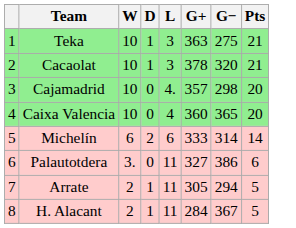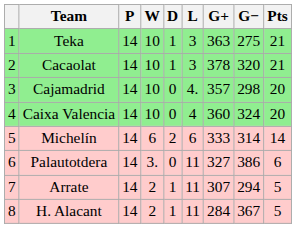+ column: (130, 16)
(226, 114) 365 -> (249, 114) 324
(196, 187) 305 -> (219, 187) 307
